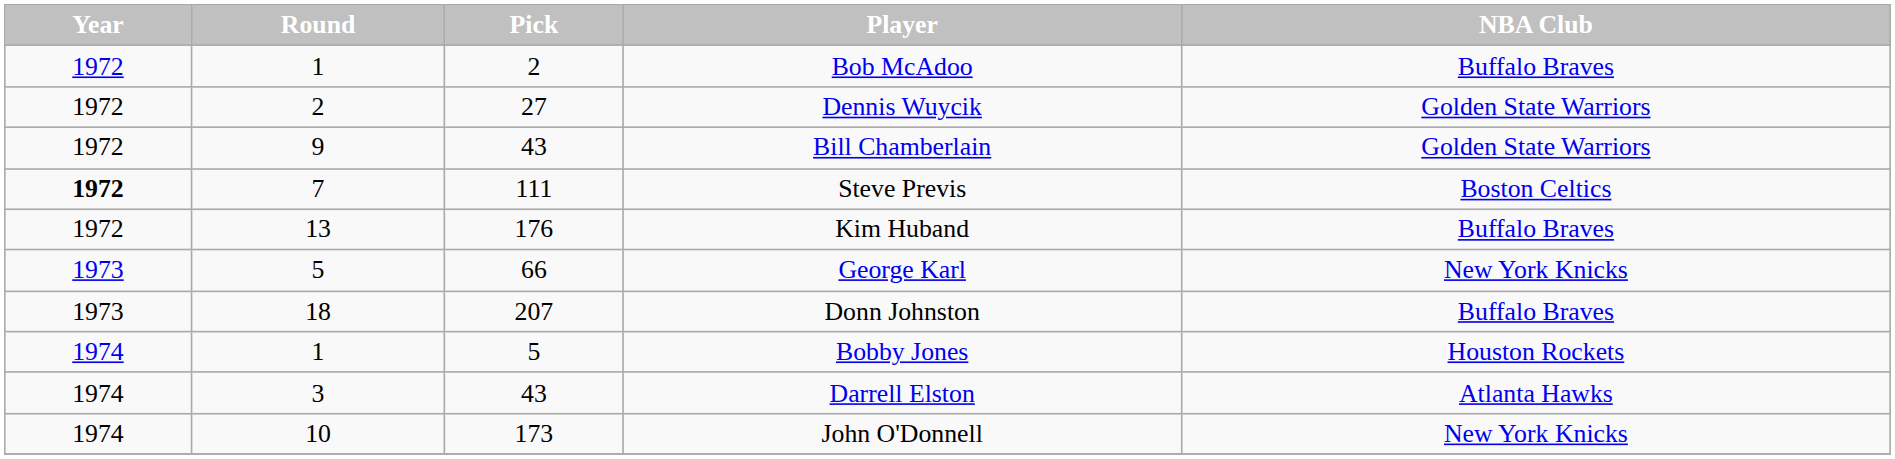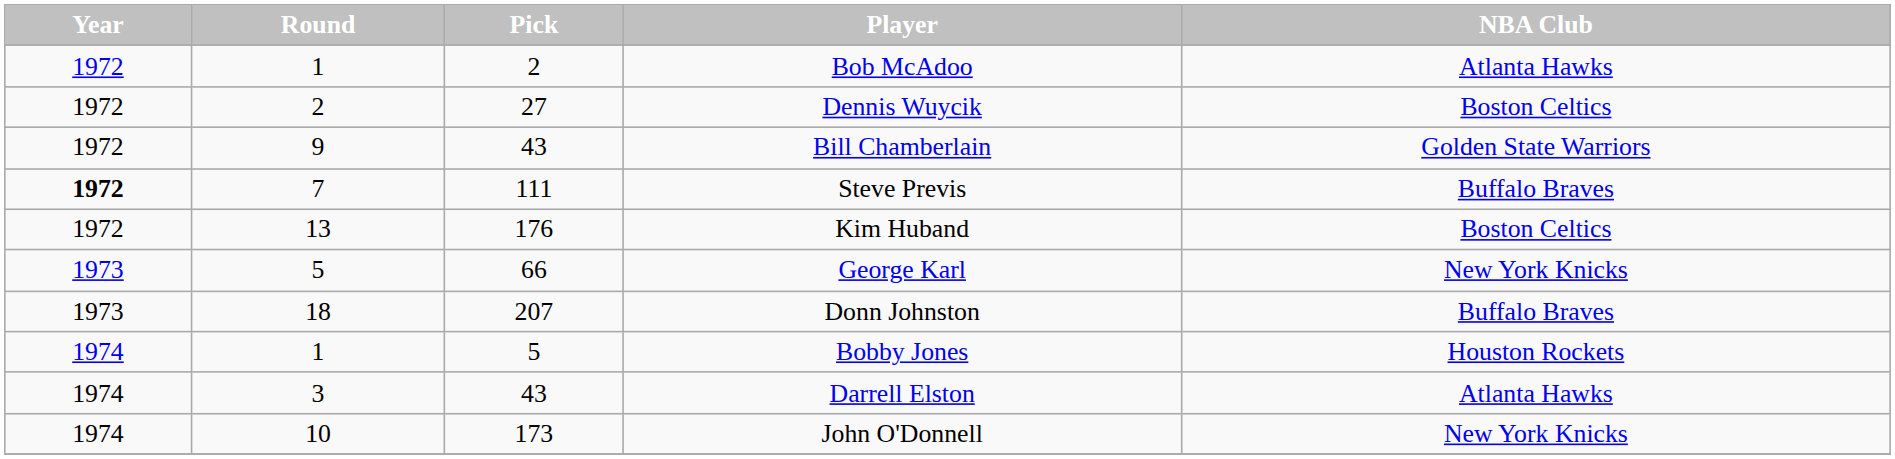(1536, 65) Buffalo Braves -> (1536, 65) Atlanta Hawks
(1536, 106) Golden State Warriors -> (1536, 106) Boston Celtics
(1536, 188) Boston Celtics -> (1536, 188) Buffalo Braves
(1536, 229) Buffalo Braves -> (1536, 229) Boston Celtics
